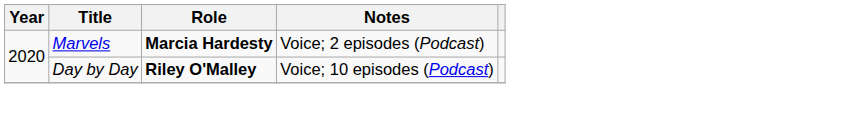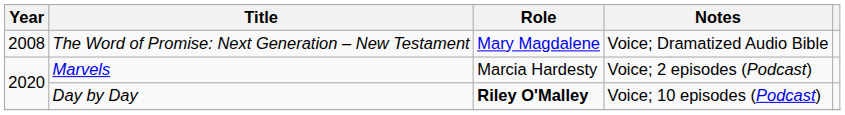+ row: (261, 43)
(209, 43) bold -> (537, 69) normal
